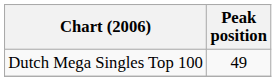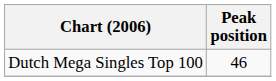(239, 62) 49 -> (239, 62) 46
